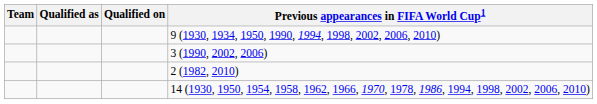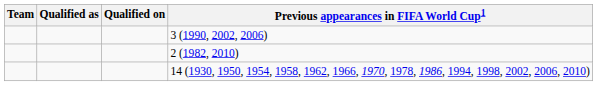- row: (305, 35)
